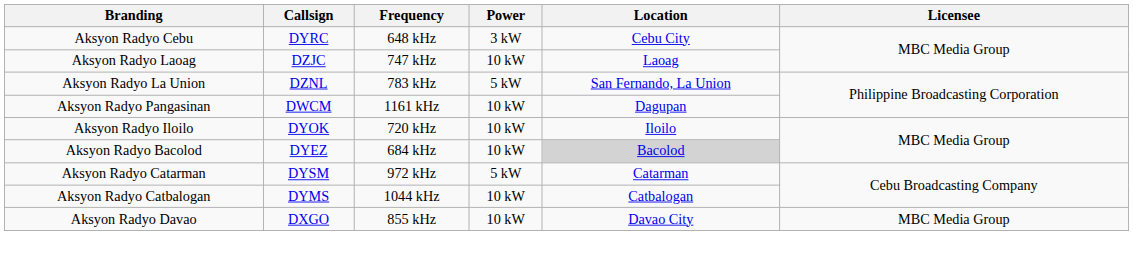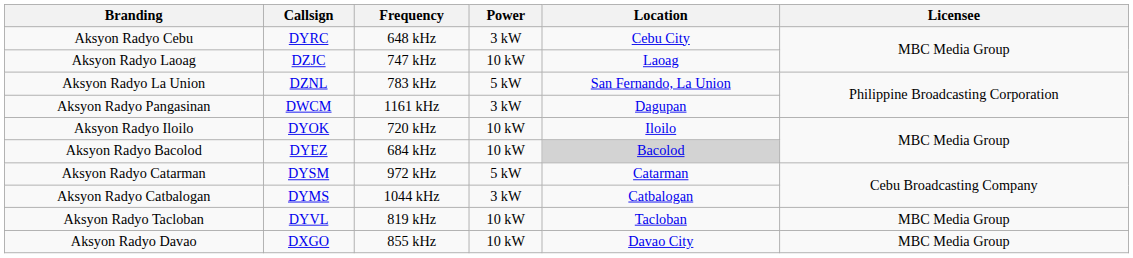(506, 106) 10 kW -> (506, 106) 3 kW
(506, 196) 10 kW -> (506, 196) 3 kW
+ row: (134, 219)
